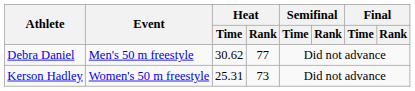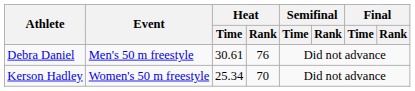(229, 55) 30.62 -> (229, 55) 30.61
(263, 55) 77 -> (263, 55) 76
(229, 76) 25.31 -> (229, 76) 25.34
(263, 76) 73 -> (263, 76) 70
